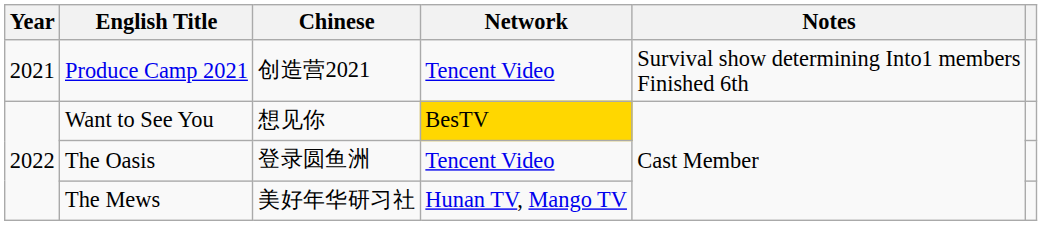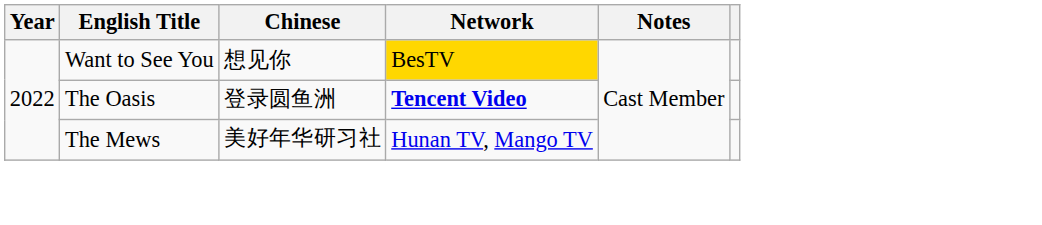- row: (156, 70)
(490, 160) normal -> (459, 99) bold
